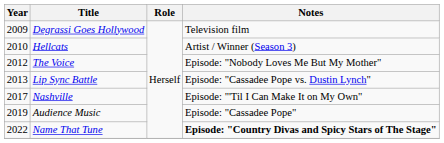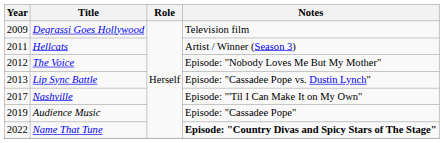(17, 46) 2010 -> (17, 46) 2011
